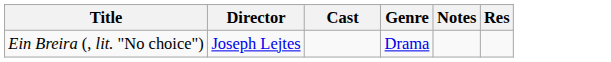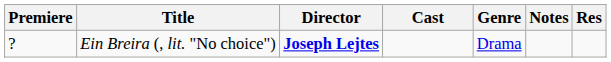+ column: (40, 17)
(256, 43) normal -> (331, 43) bold
